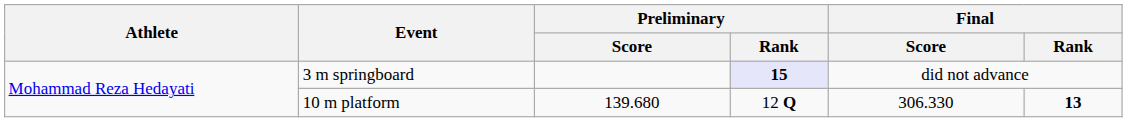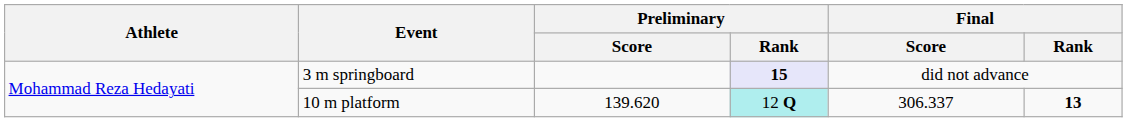(632, 102) 139.680 -> (632, 102) 139.620
(779, 102) no background -> (779, 102) paleturquoise background
(926, 102) 306.330 -> (926, 102) 306.337
